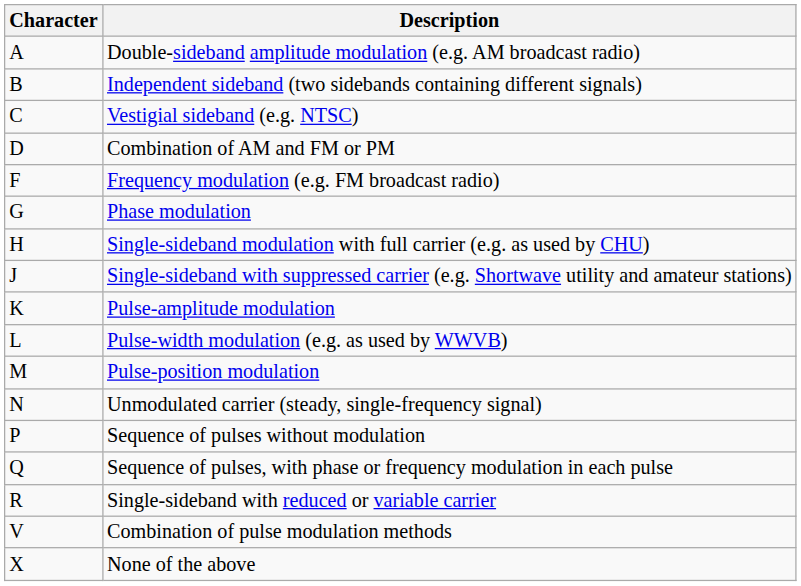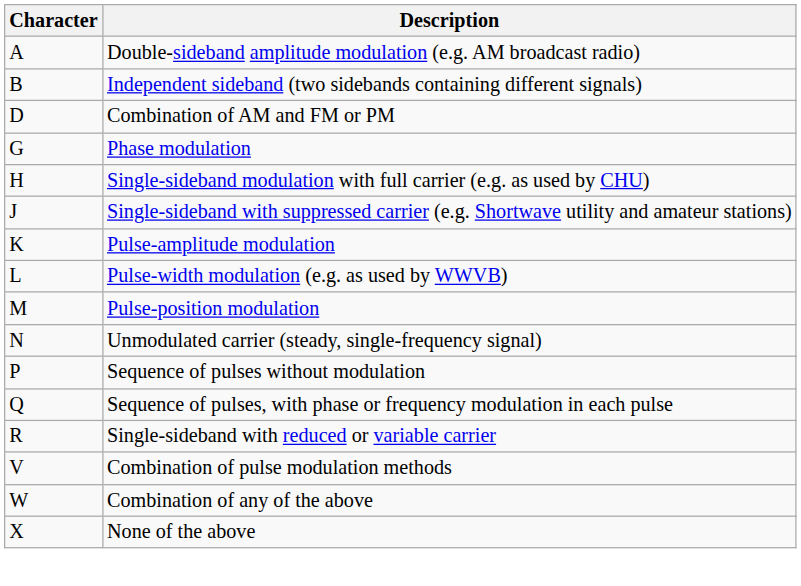- row: (233, 116)
- row: (303, 180)
+ row: (240, 500)
